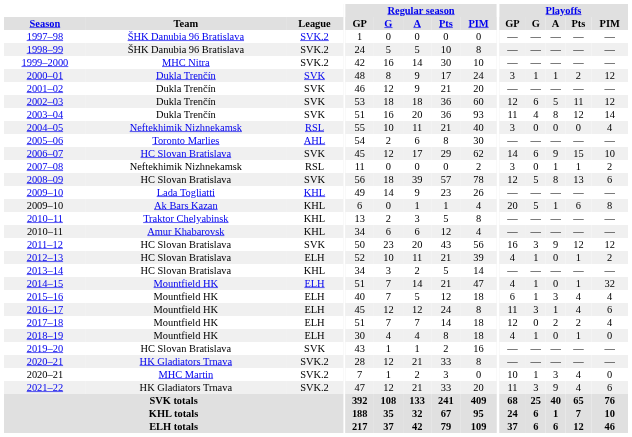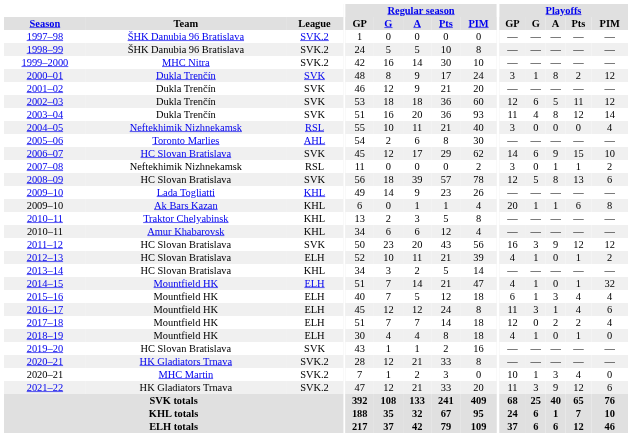(556, 75) 1 -> (556, 75) 8
(536, 205) 5 -> (536, 205) 1
(578, 387) 4 -> (578, 387) 12
